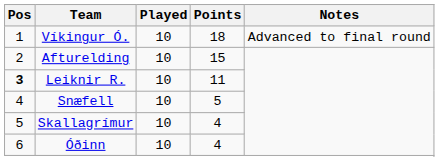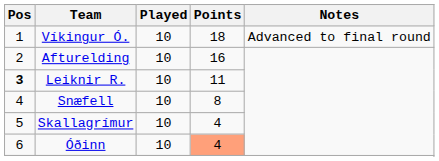(218, 59) 15 -> (218, 59) 16
(218, 102) 5 -> (218, 102) 8
(218, 145) no background -> (218, 145) lightsalmon background
